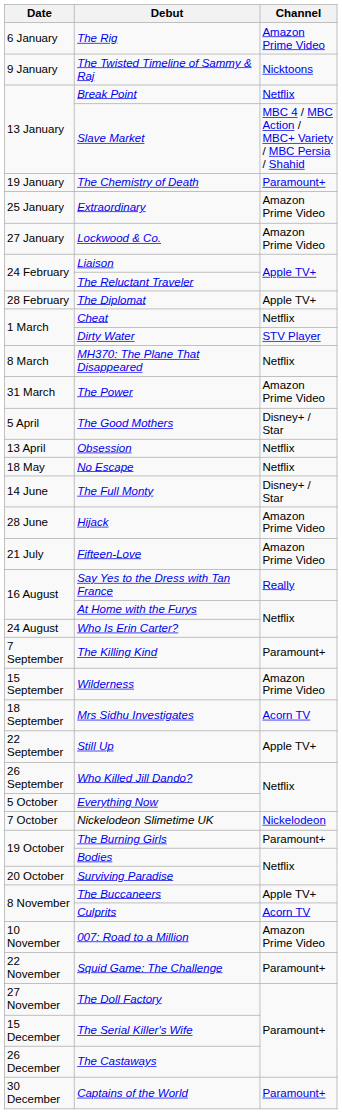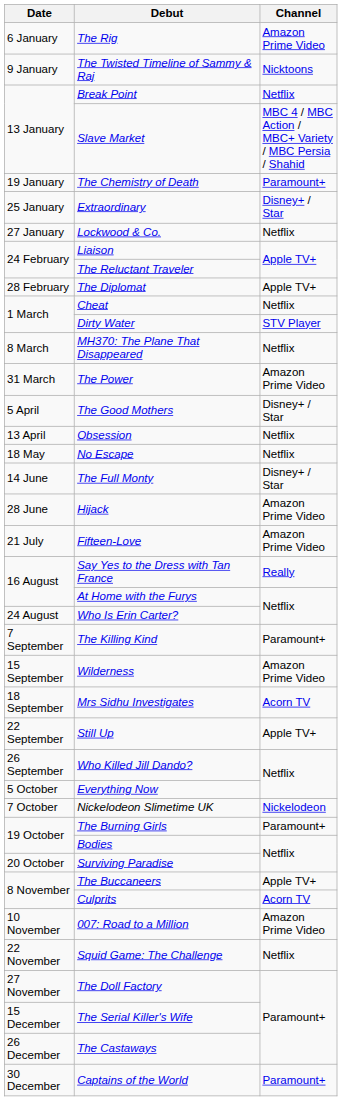(294, 207) Amazon Prime Video -> (287, 207) Disney+ / Star
(294, 238) Amazon Prime Video -> (278, 232) Netflix
(294, 968) Paramount+ -> (278, 955) Netflix
